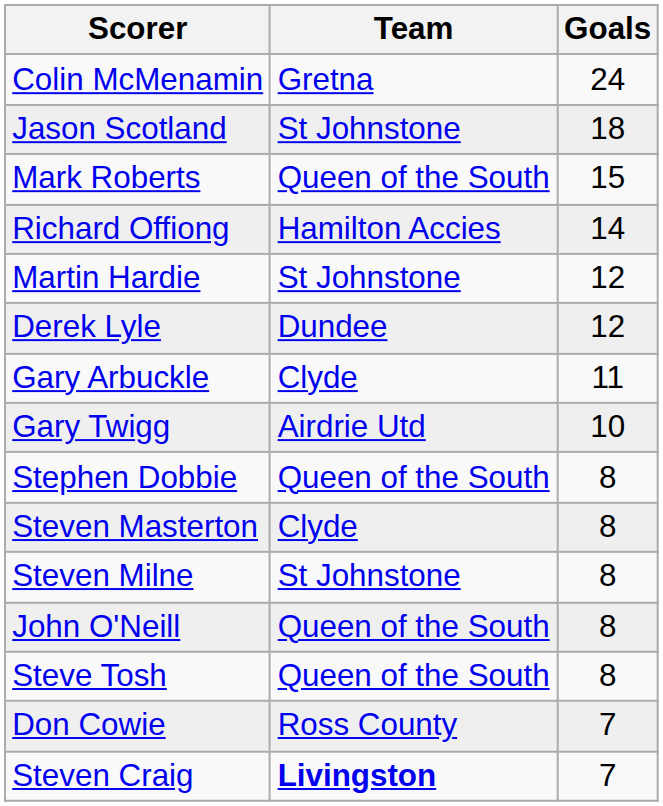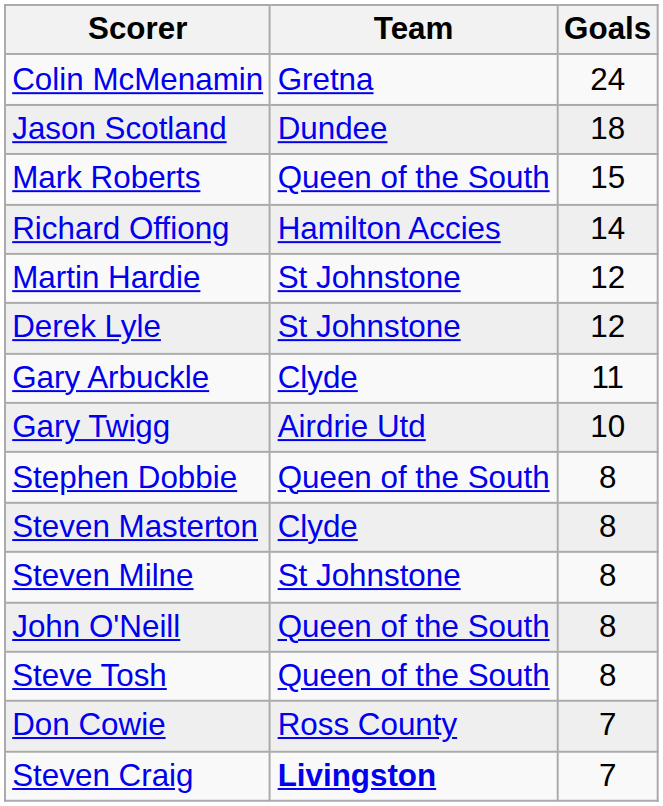(369, 128) St Johnstone -> (333, 128) Dundee
(333, 327) Dundee -> (369, 327) St Johnstone
